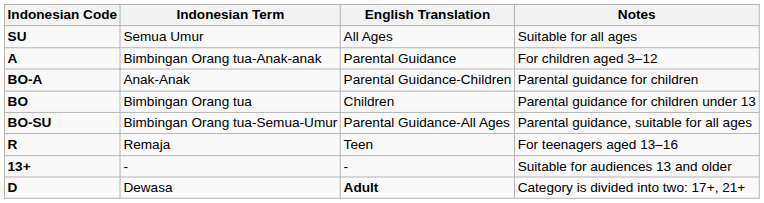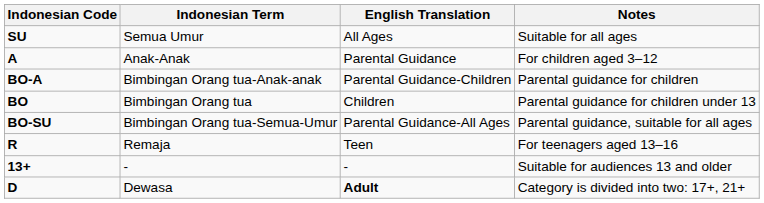(222, 58) Bimbingan Orang tua-Anak-anak -> (157, 58) Anak-Anak
(157, 79) Anak-Anak -> (222, 79) Bimbingan Orang tua-Anak-anak
